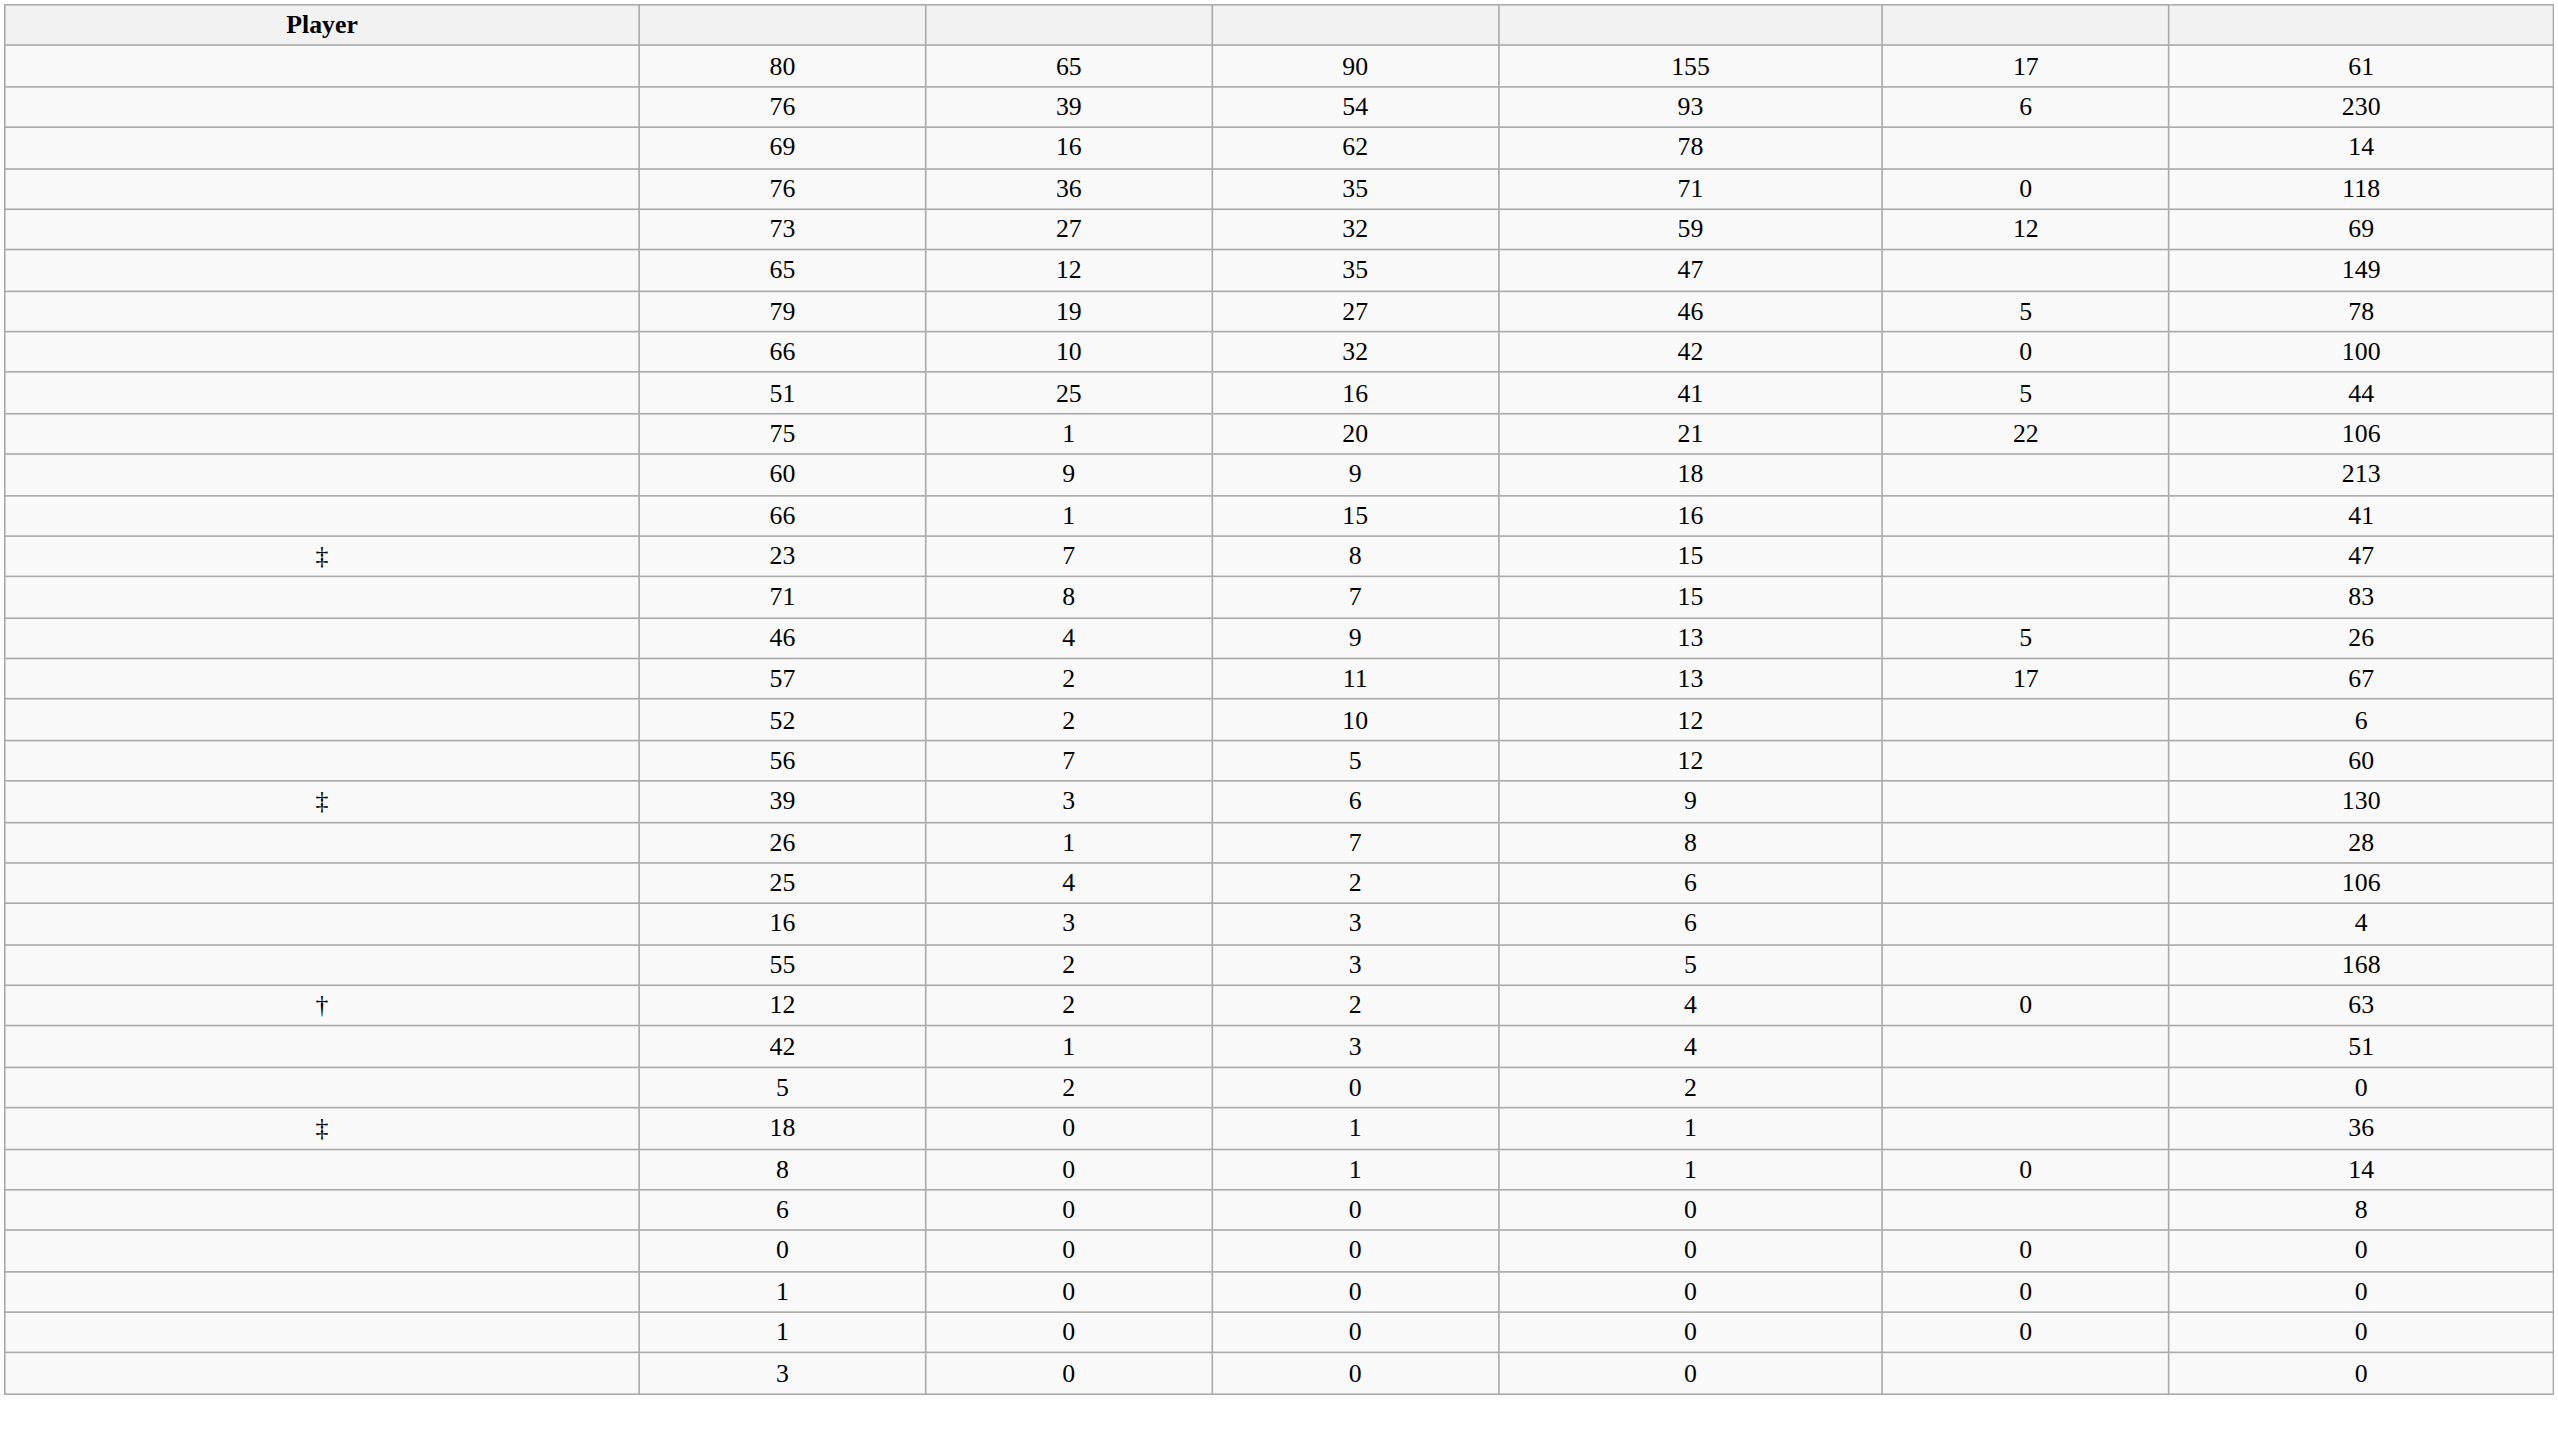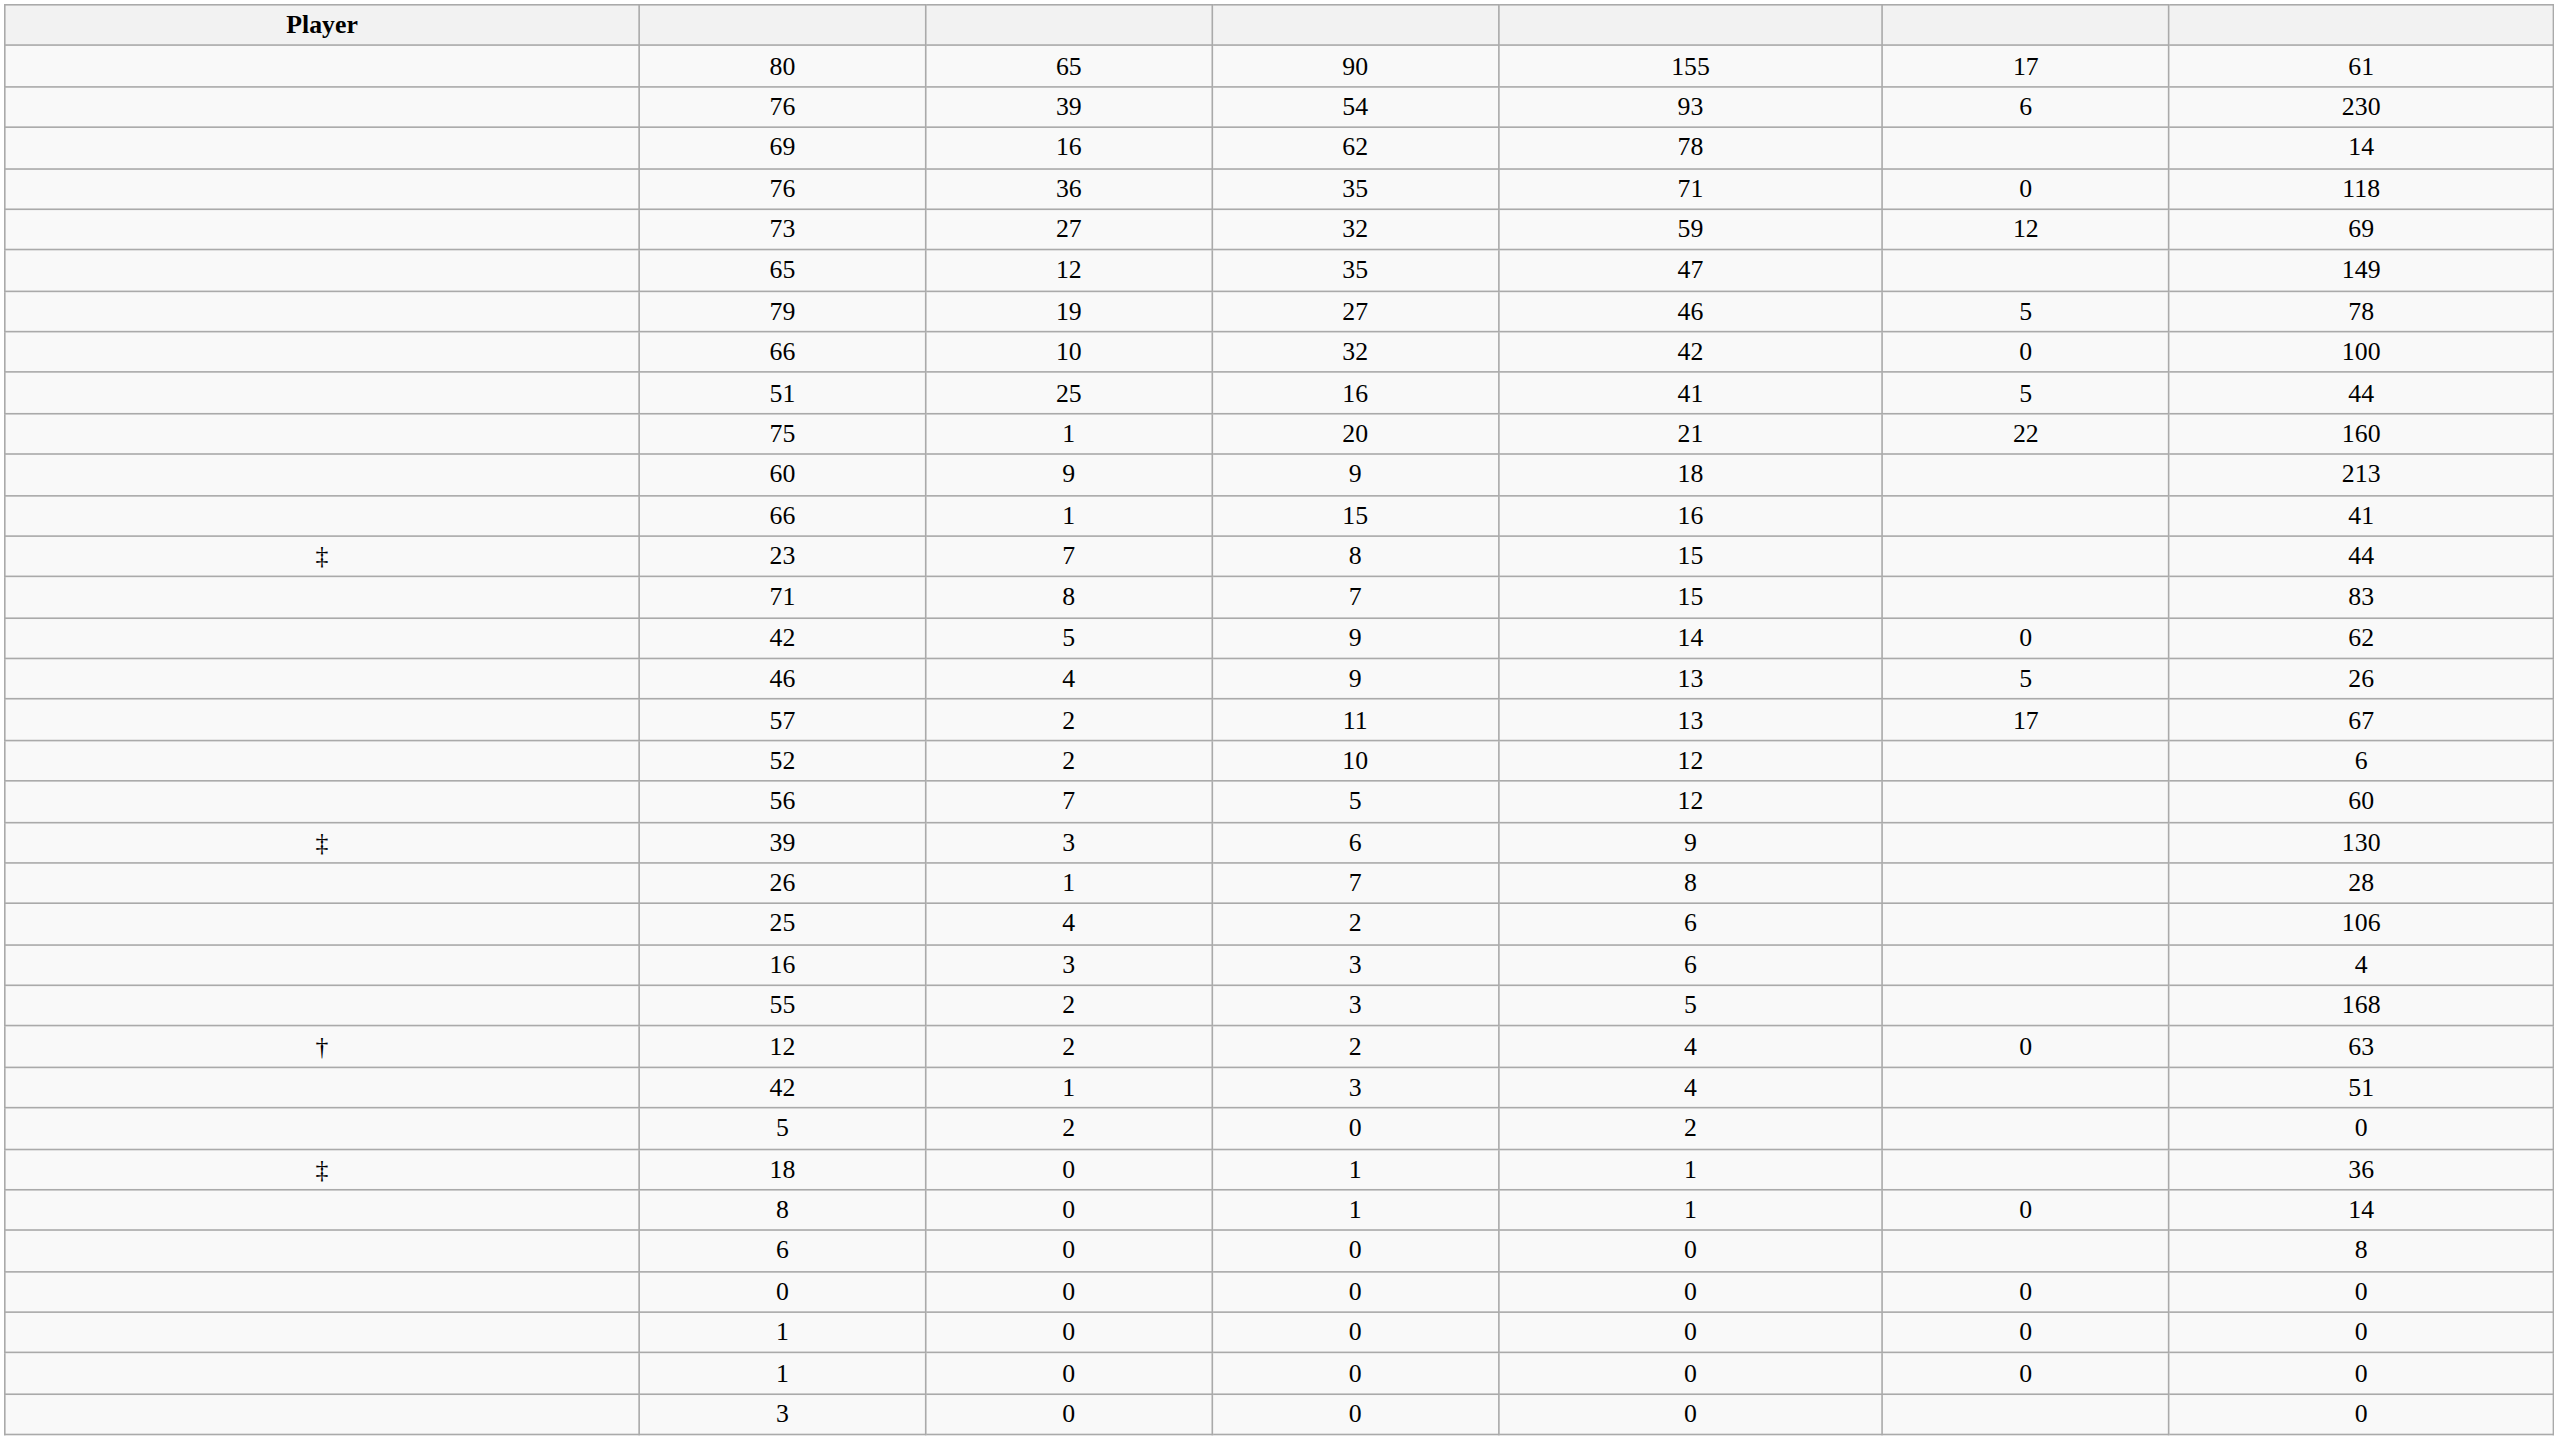(2361, 433) 106 -> (2361, 433) 160
(2361, 556) 47 -> (2361, 556) 44
+ row: (782, 637)
